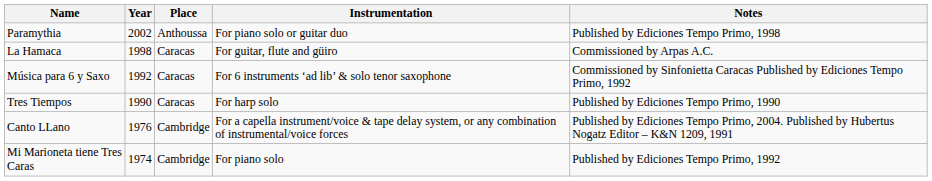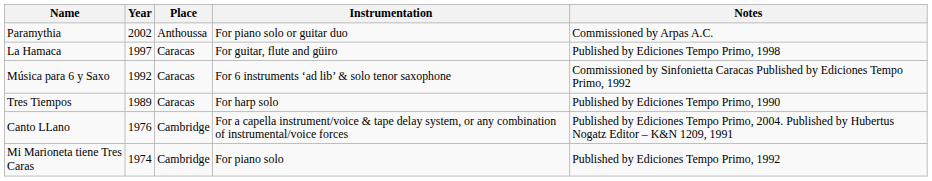(676, 32) Published by Ediciones Tempo Primo, 1998 -> (643, 32) Commissioned by Arpas A.C.
(140, 51) 1998 -> (140, 51) 1997
(643, 51) Commissioned by Arpas A.C. -> (676, 51) Published by Ediciones Tempo Primo, 1998
(140, 102) 1990 -> (140, 102) 1989
